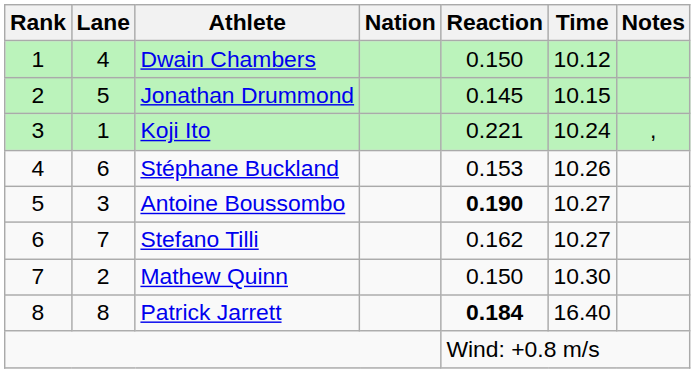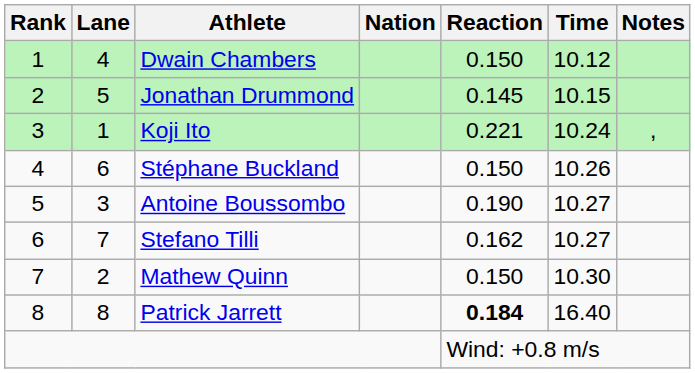(495, 167) 0.153 -> (495, 167) 0.150
(495, 204) bold -> (495, 204) normal
